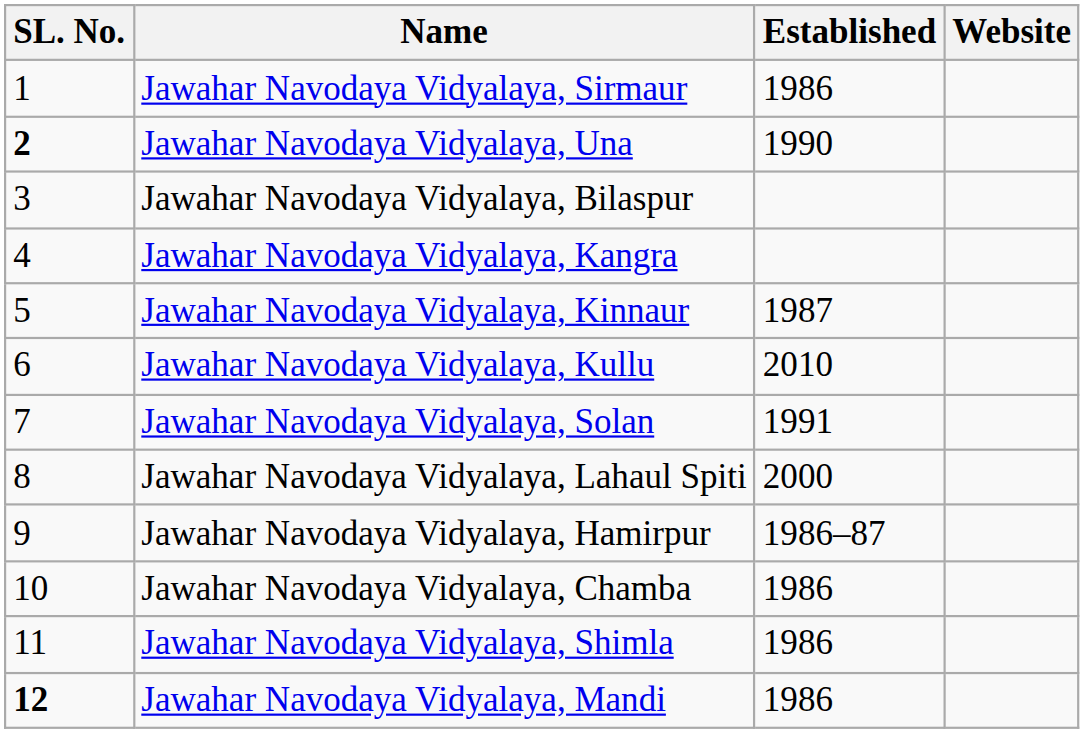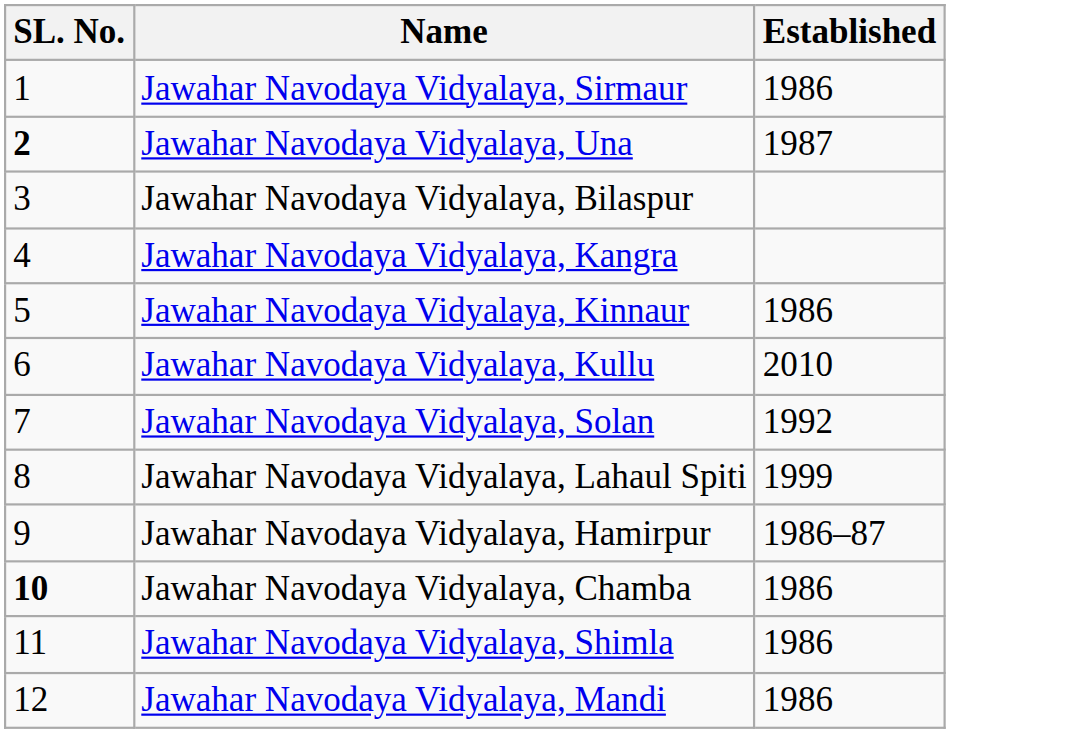- column: (1012, 32)
(798, 143) 1990 -> (798, 143) 1987
(798, 310) 1987 -> (798, 310) 1986
(798, 421) 1991 -> (798, 421) 1992
(798, 476) 2000 -> (798, 476) 1999
(31, 587) normal -> (31, 587) bold
(31, 699) bold -> (31, 699) normal
